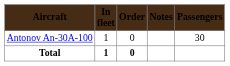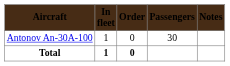columns swapped: (200, 17) <-> (161, 17)
